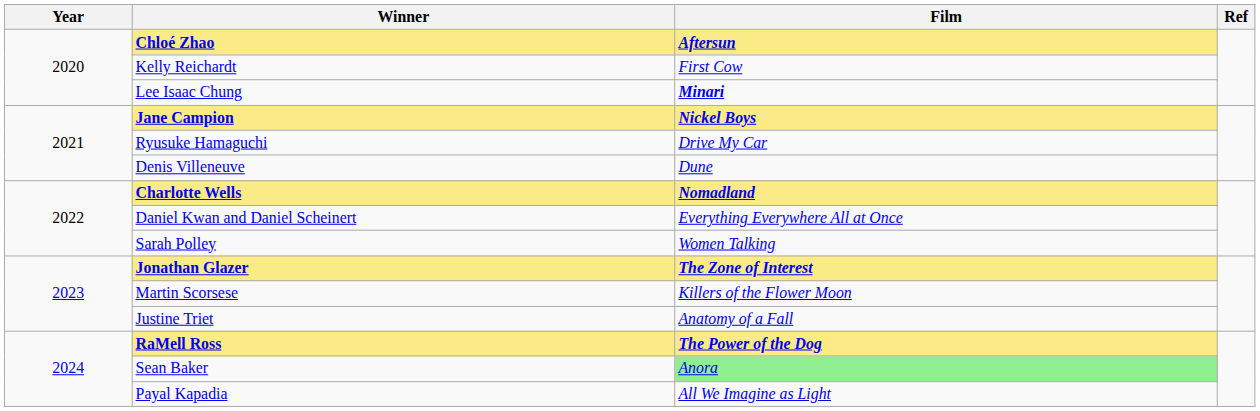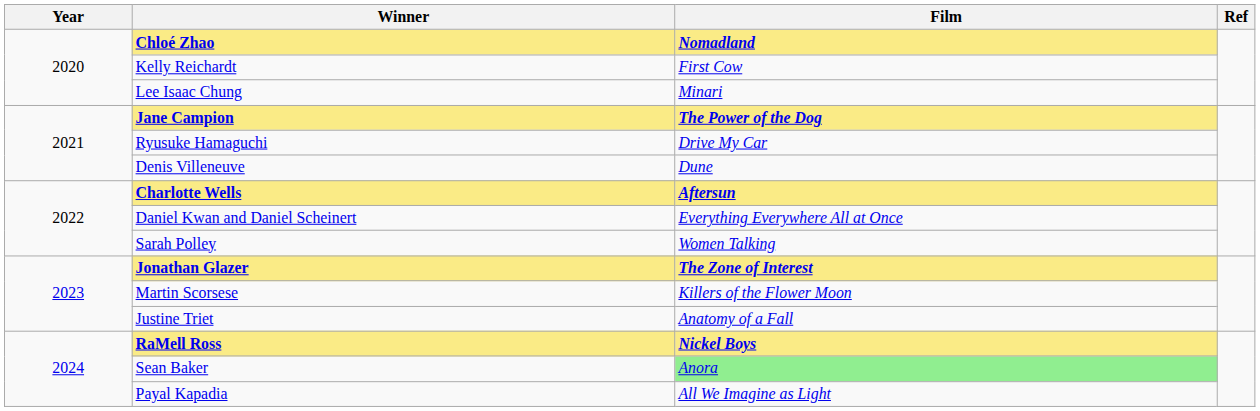(707, 42) Aftersun -> (717, 42) Nomadland
(701, 92) bold -> (700, 92) normal
(717, 117) Nickel Boys -> (750, 117) The Power of the Dog
(717, 192) Nomadland -> (707, 192) Aftersun
(750, 343) The Power of the Dog -> (717, 343) Nickel Boys
